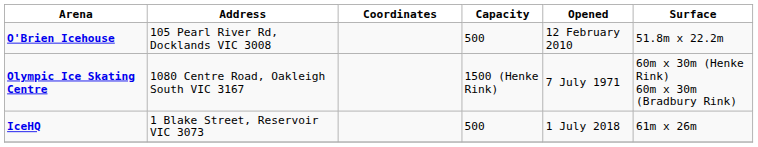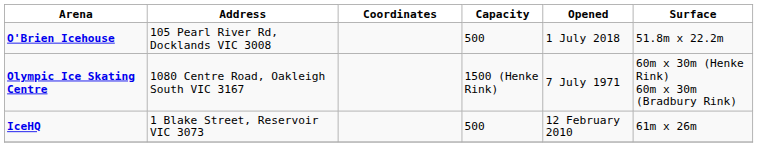(583, 38) 12 February 2010 -> (583, 38) 1 July 2018
(583, 126) 1 July 2018 -> (583, 126) 12 February 2010
